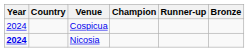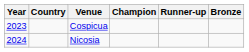(17, 26) 2024 -> (17, 26) 2023
(17, 41) bold -> (17, 41) normal
